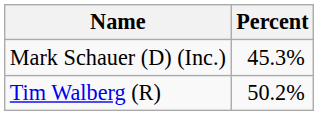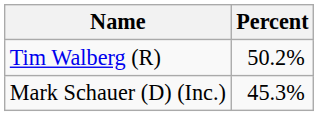rows swapped: (118, 57) <-> (85, 92)
